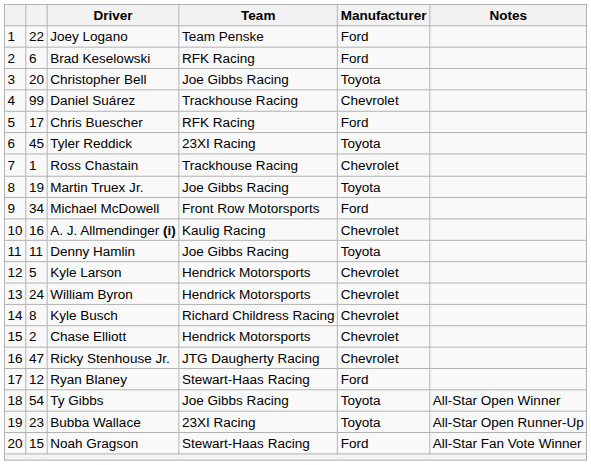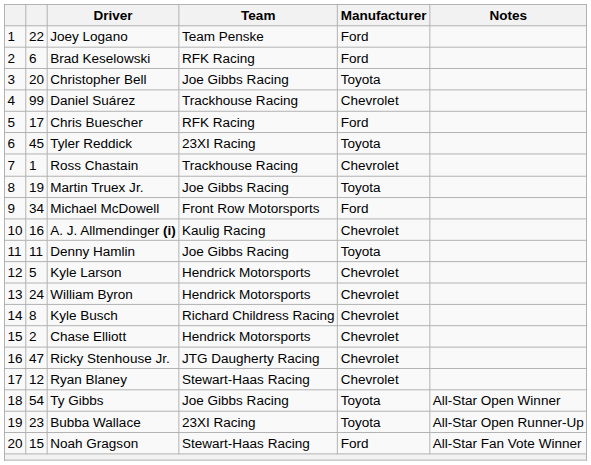(355, 379) Ford -> (370, 379) Chevrolet
